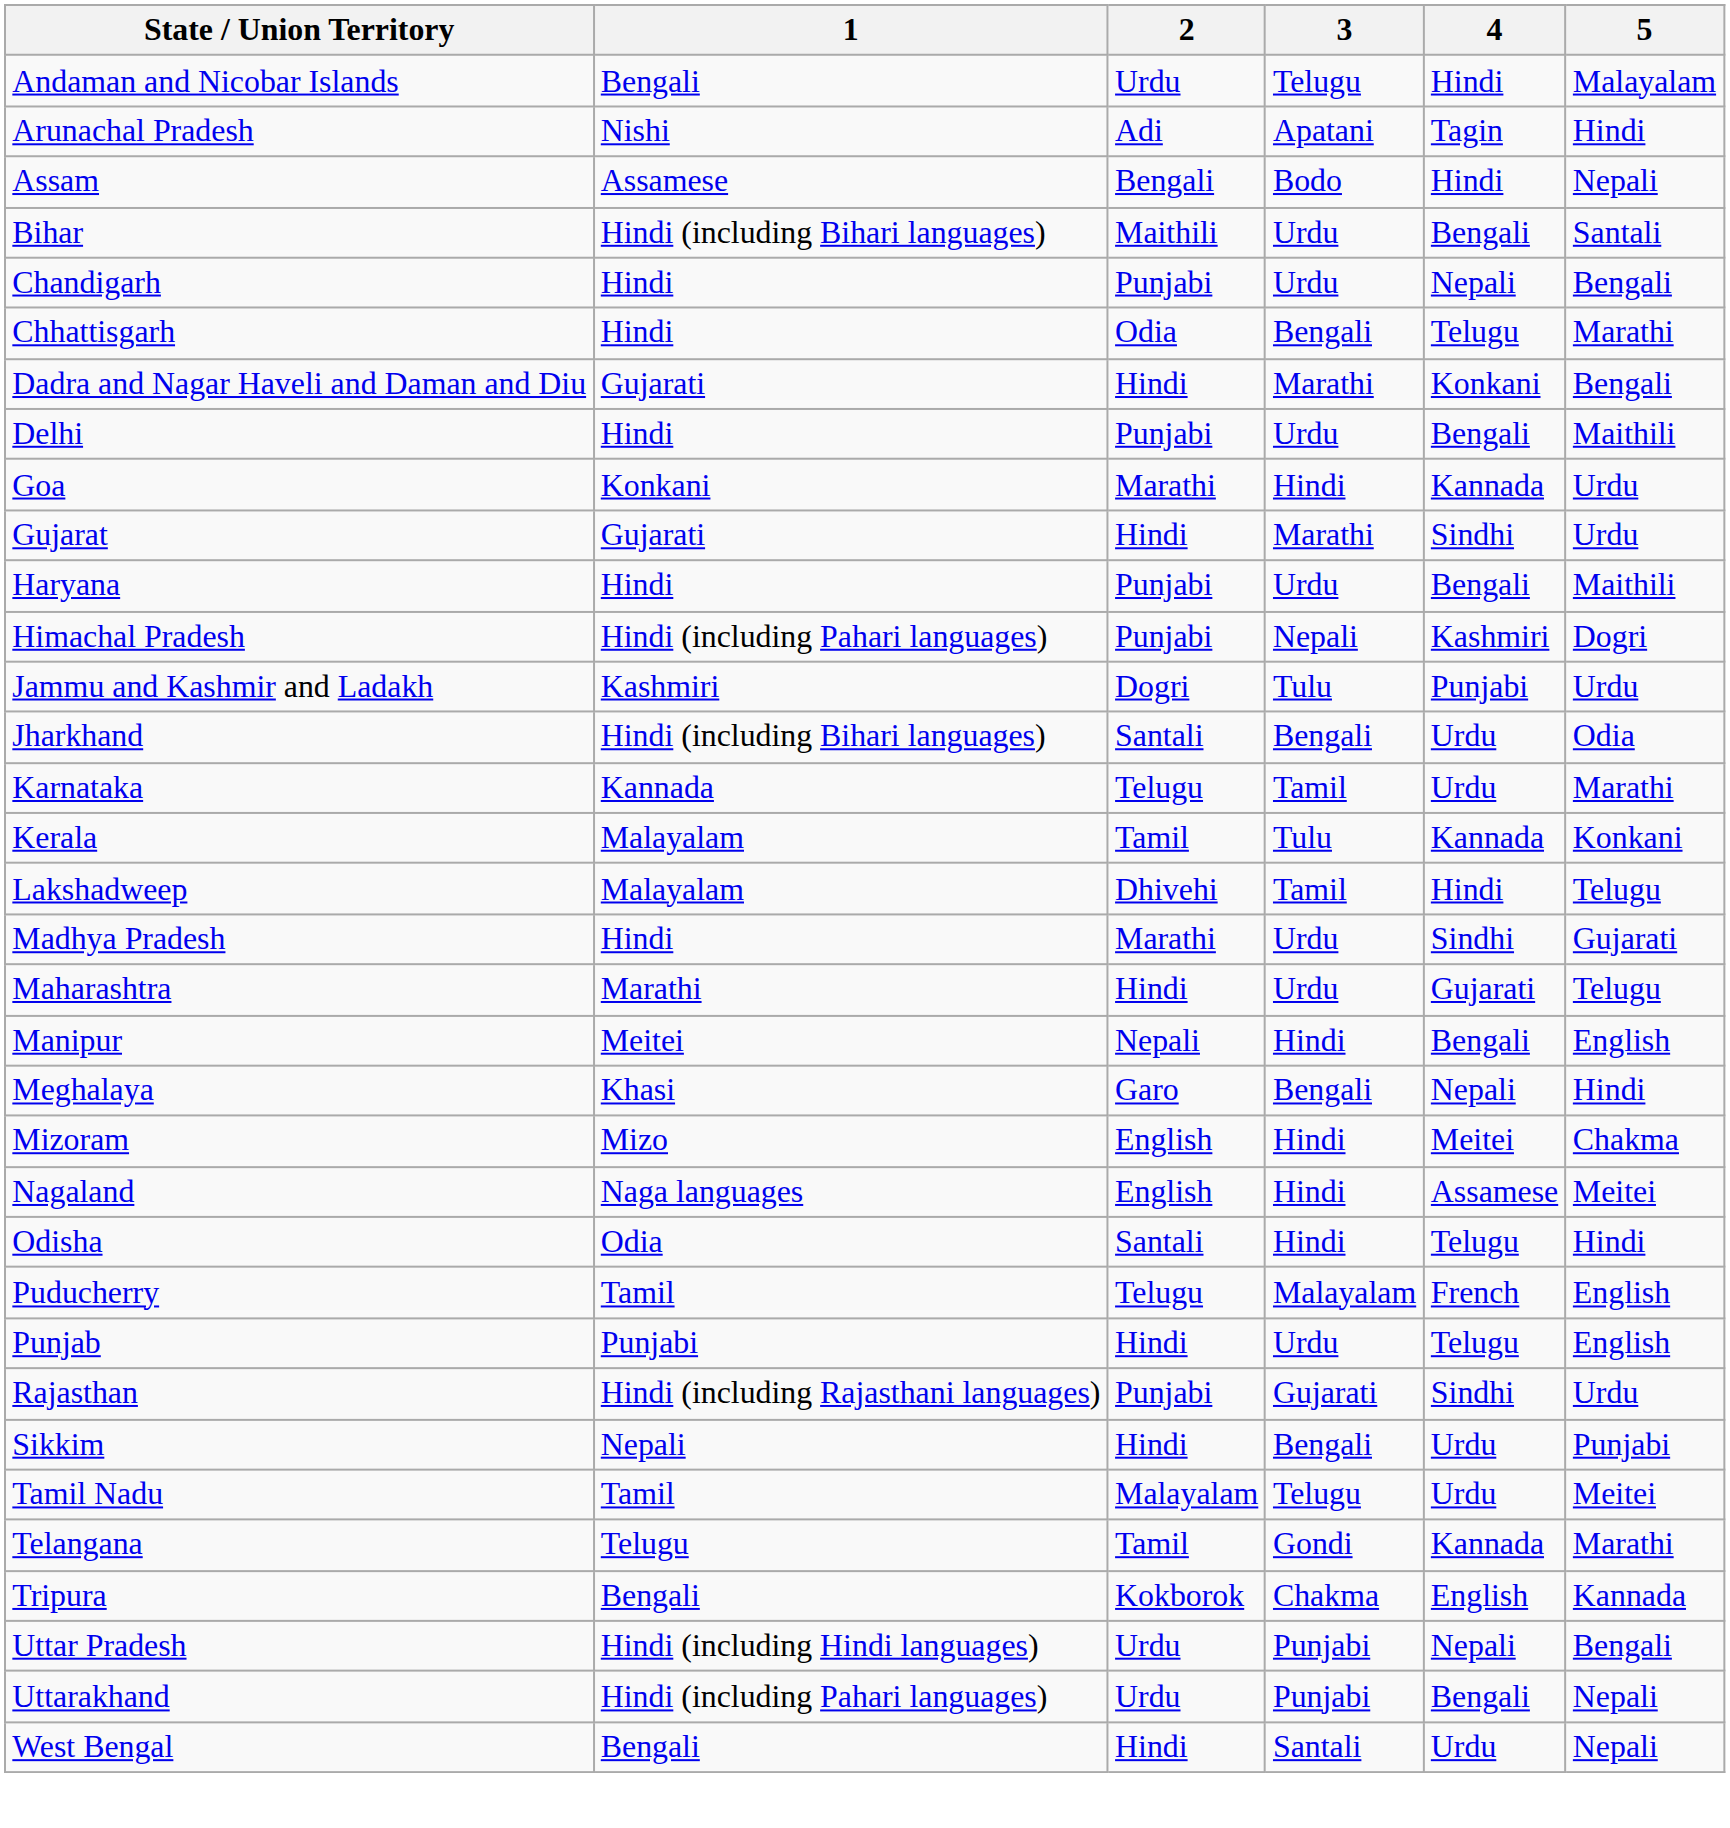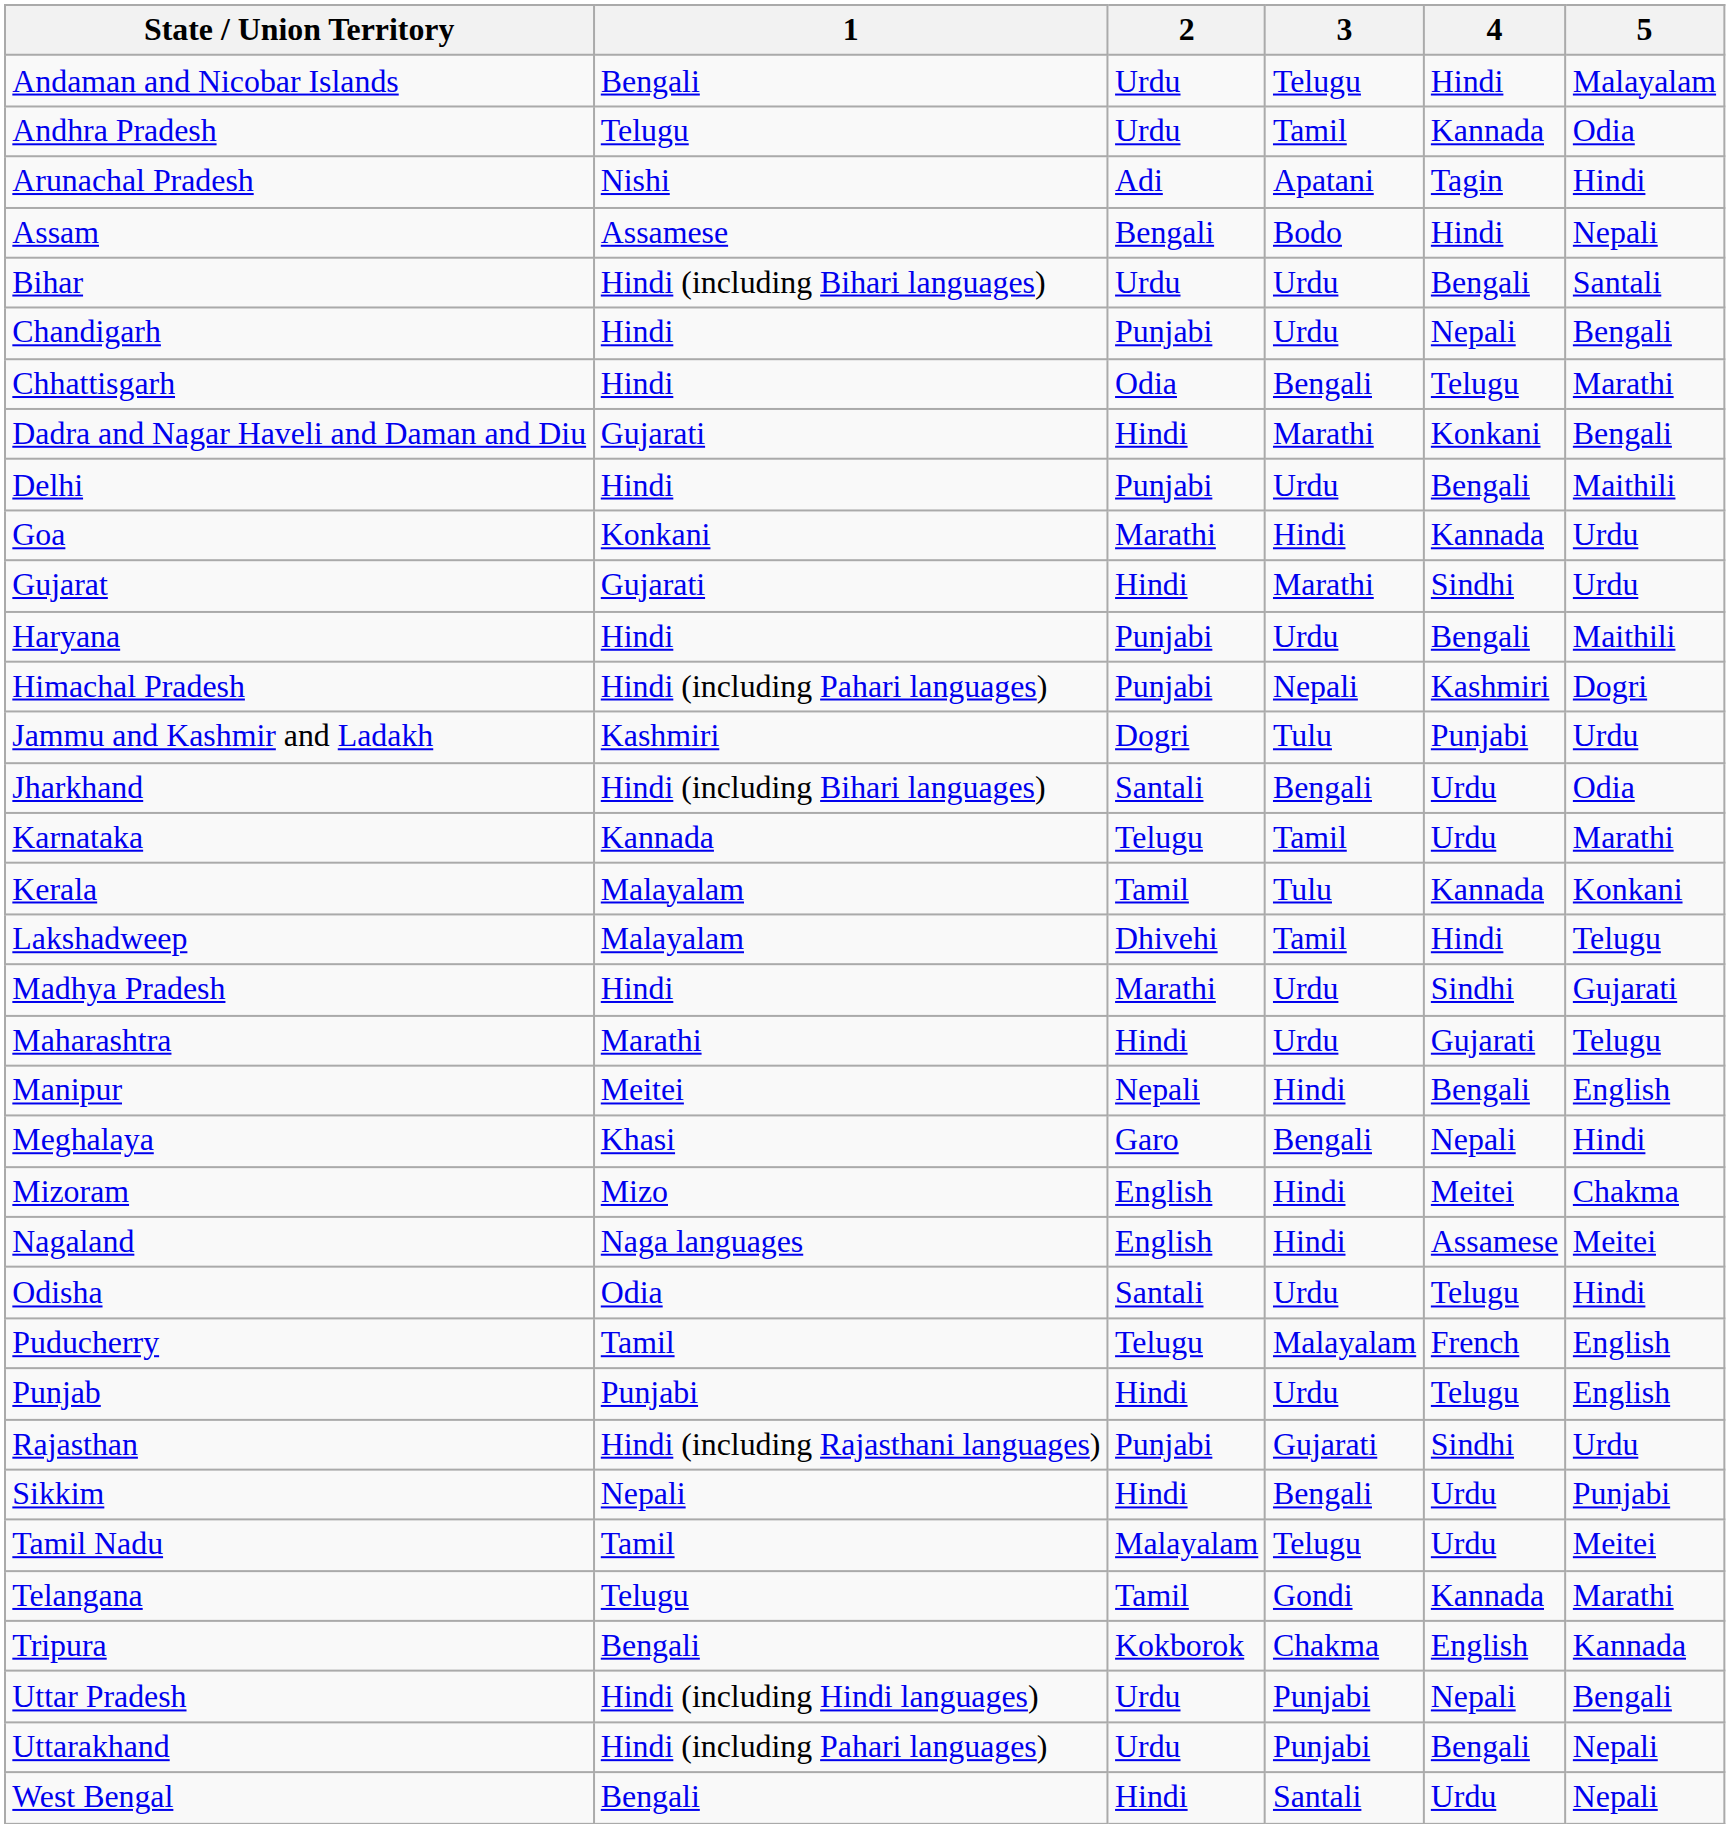+ row: (114, 130)
(1166, 231) Maithili -> (1148, 282) Urdu
(1309, 1241) Hindi -> (1306, 1292) Urdu
